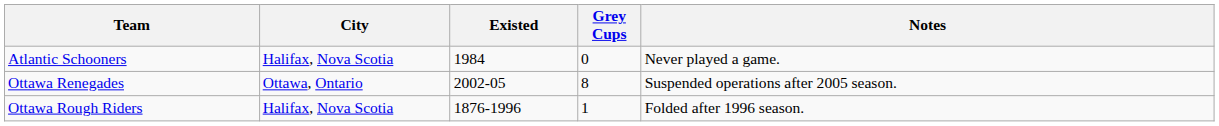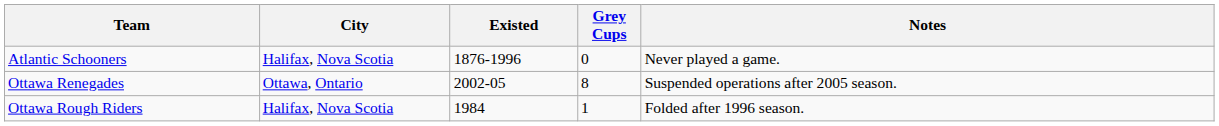(469, 58) 1984 -> (487, 58) 1876-1996
(487, 108) 1876-1996 -> (469, 108) 1984
